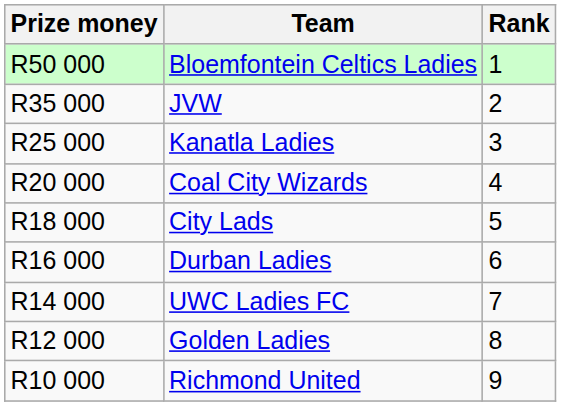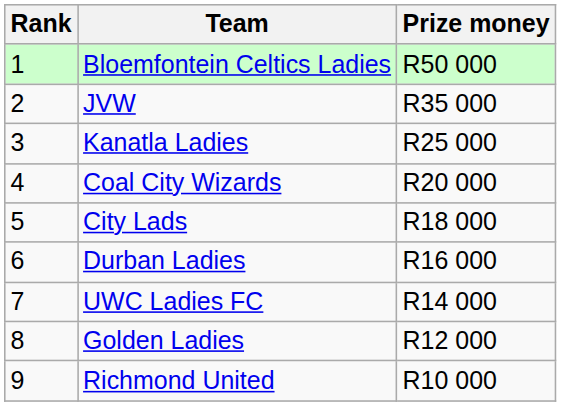columns swapped: (519, 24) <-> (84, 24)
